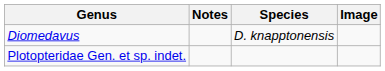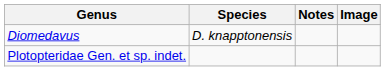columns swapped: (284, 14) <-> (210, 14)
